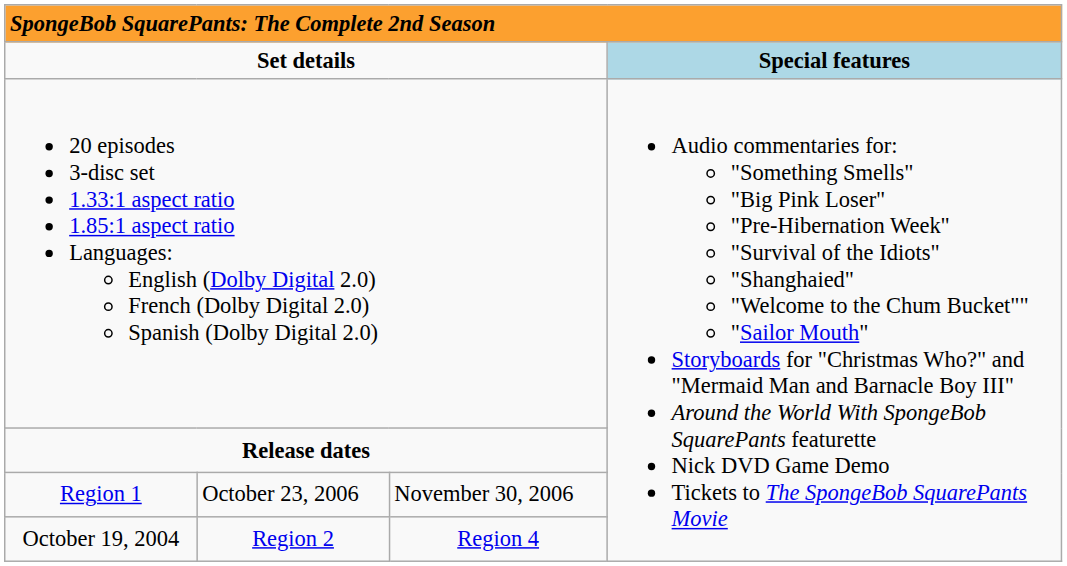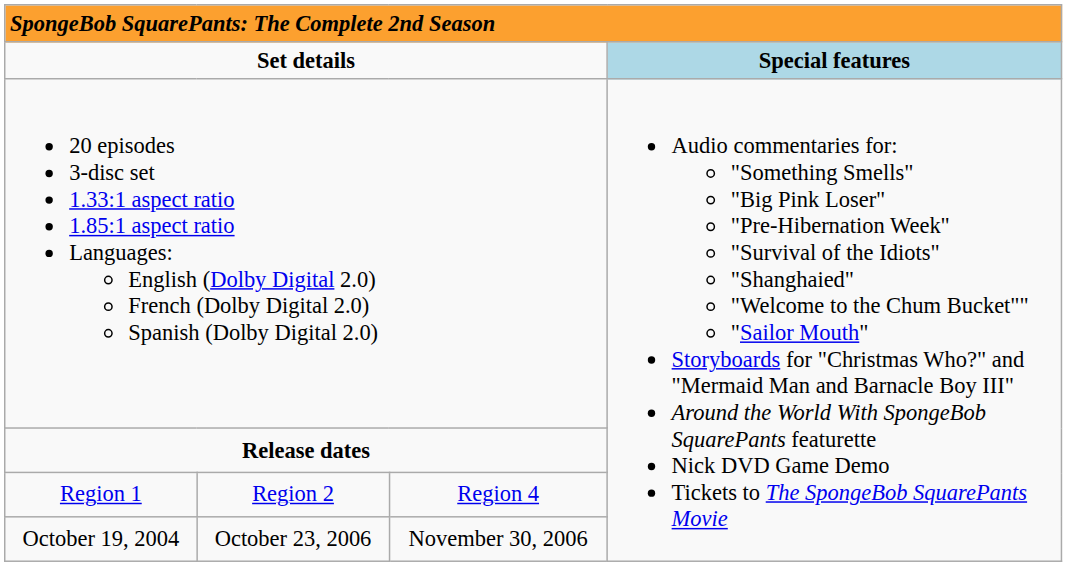(281, 494) October 23, 2006 -> (293, 494) Region 2
(484, 494) November 30, 2006 -> (498, 494) Region 4
(293, 538) Region 2 -> (293, 538) October 23, 2006
(498, 538) Region 4 -> (498, 538) November 30, 2006
